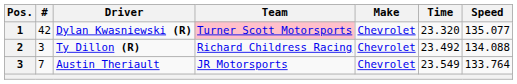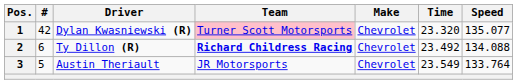(41, 48) 3 -> (41, 48) 6
(275, 48) normal -> (275, 48) bold
(41, 65) 7 -> (41, 65) 5
